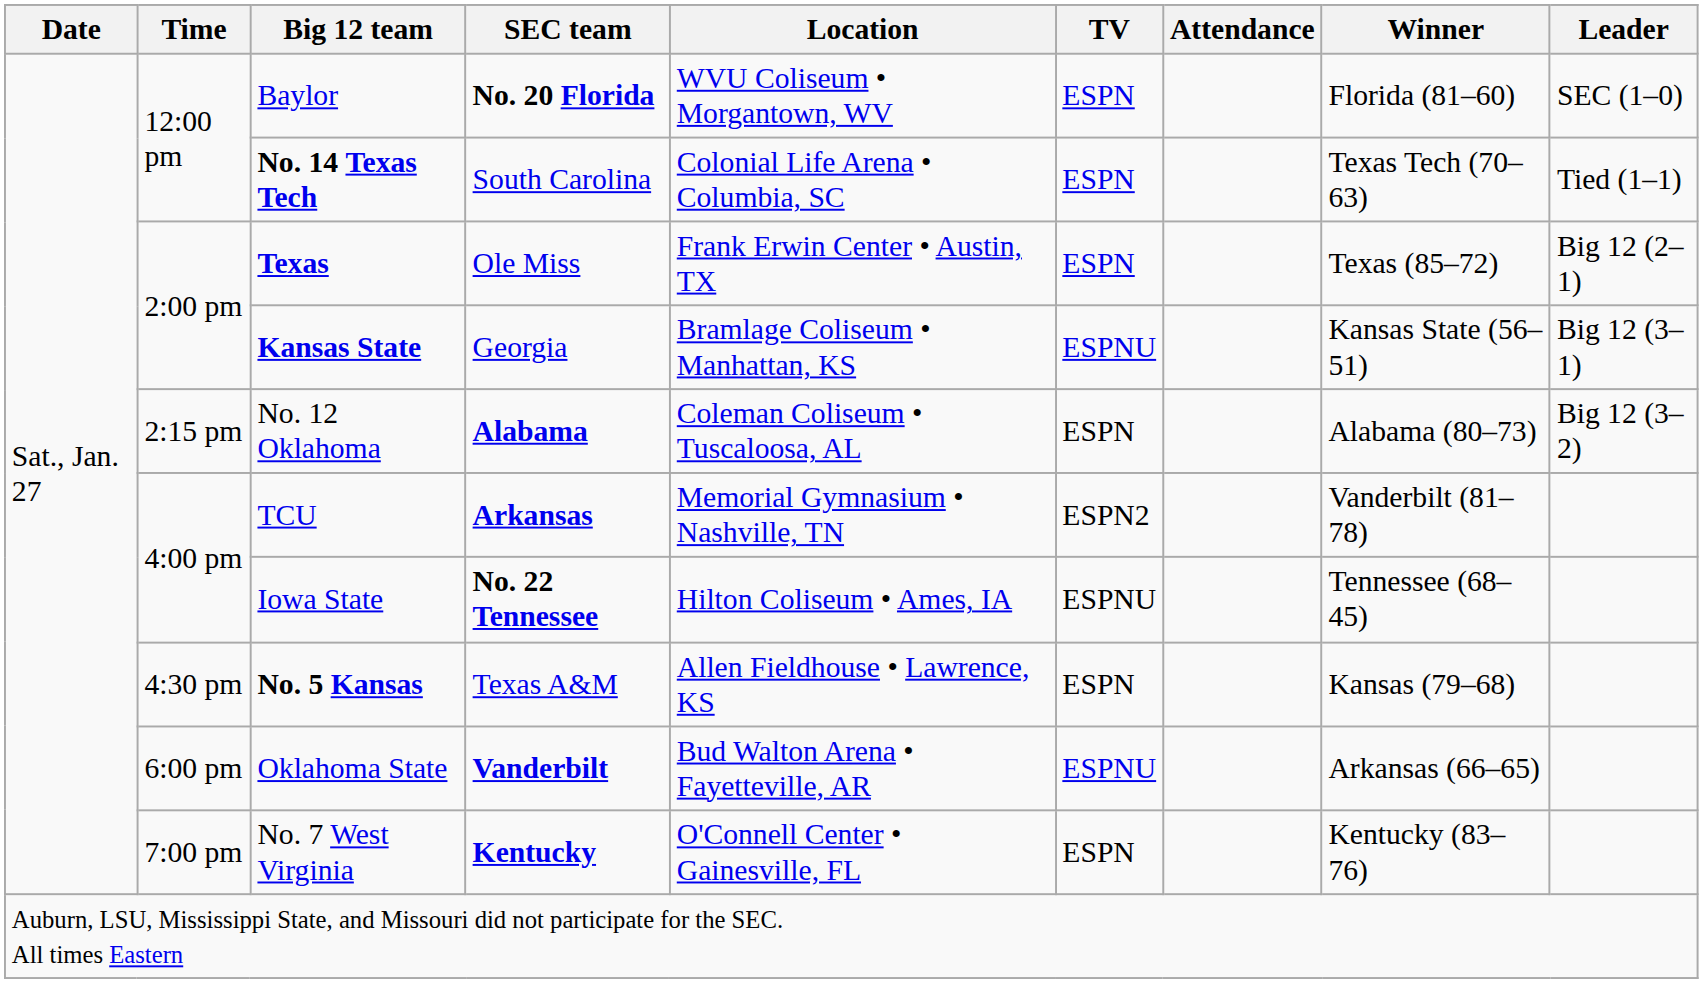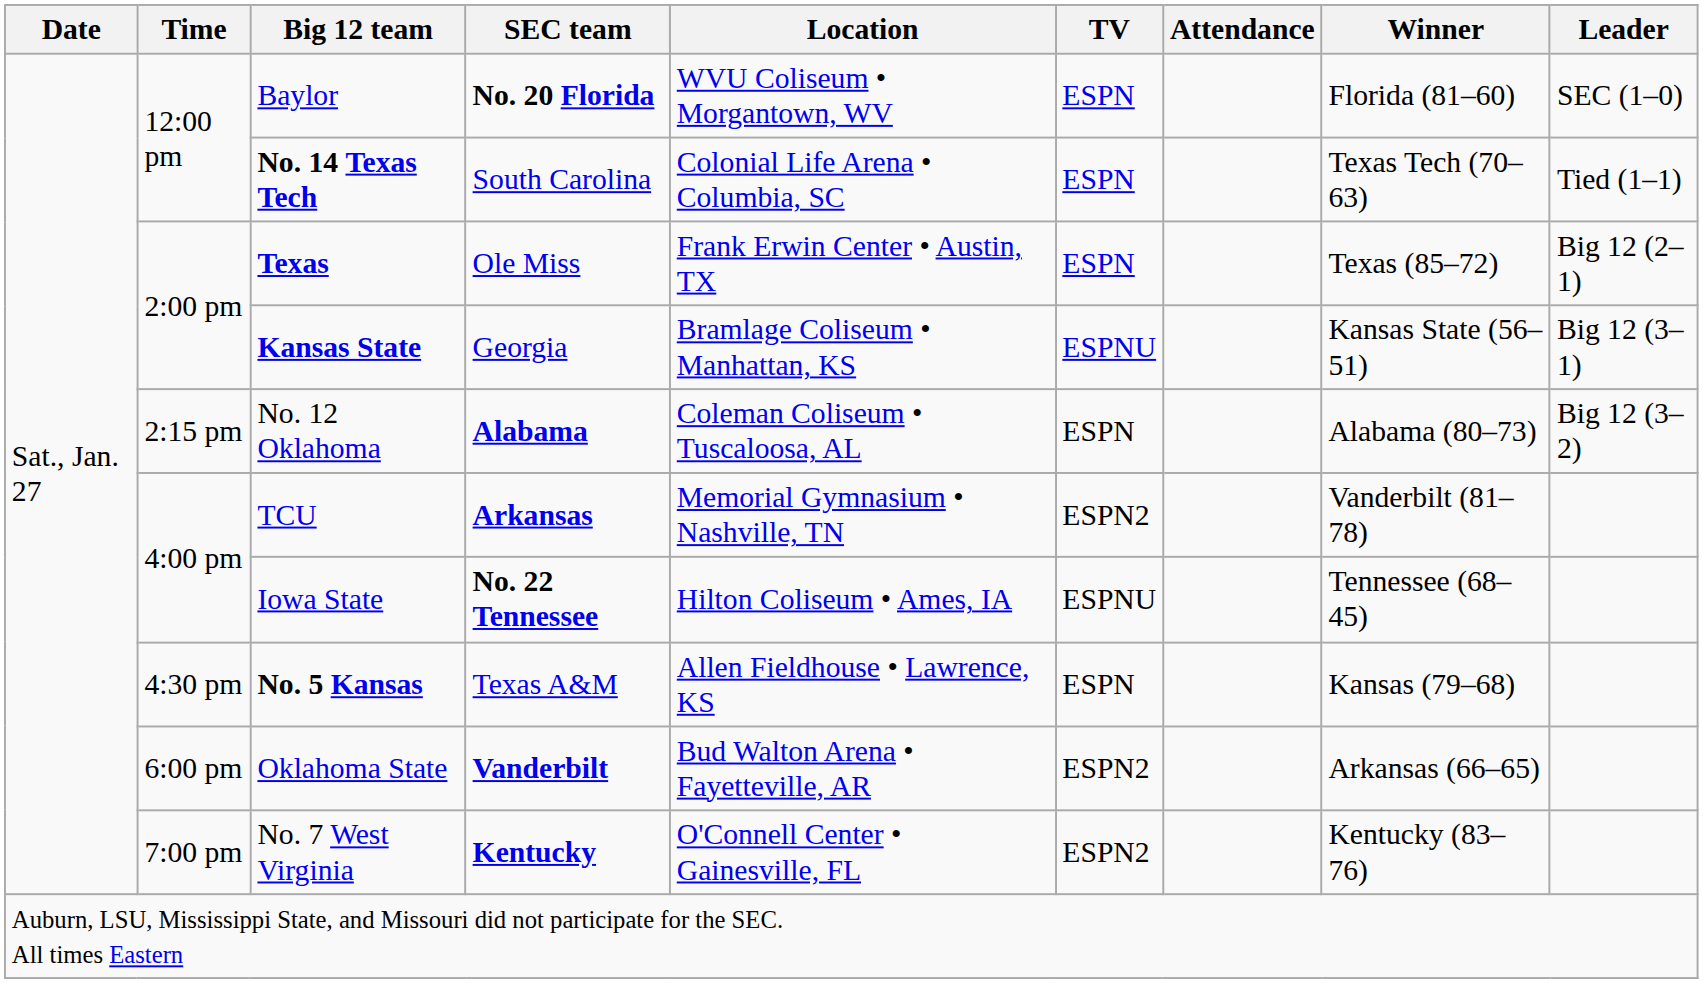(1109, 767) ESPNU -> (1106, 767) ESPN2
(1099, 851) ESPN -> (1106, 851) ESPN2
